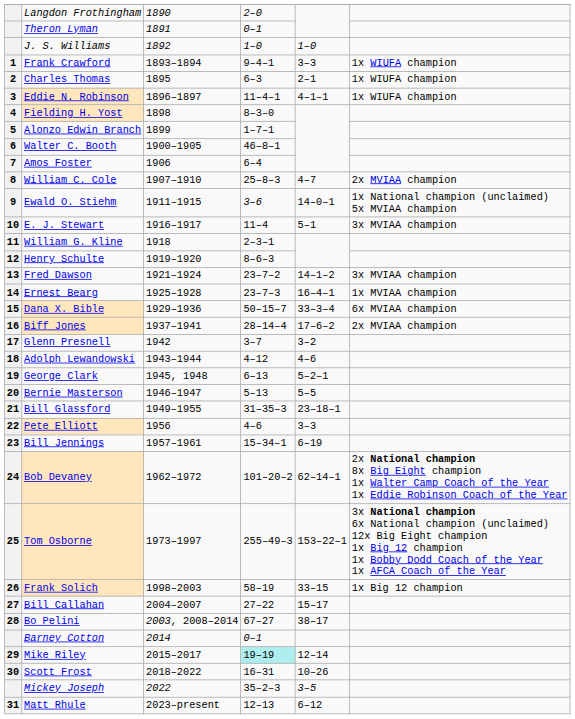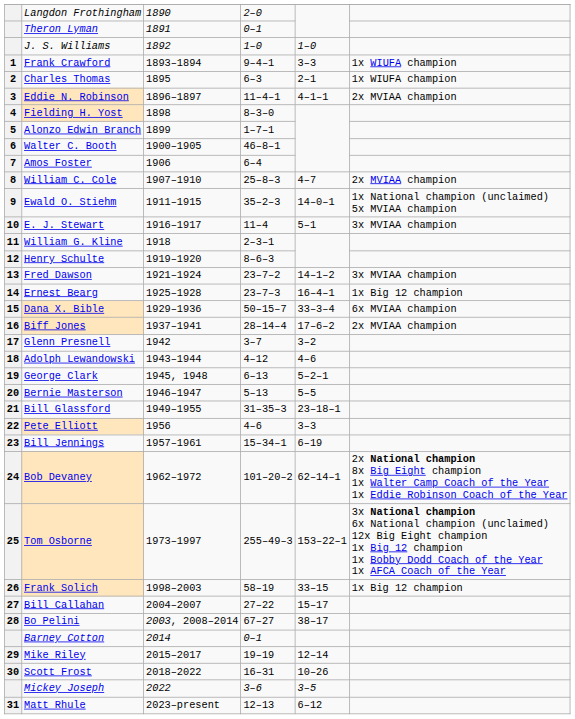(404, 96) 1x WIUFA champion -> (404, 96) 2x MVIAA champion
(253, 203) 3–6 -> (262, 203) 35–2–3
(404, 292) 1x MVIAA champion -> (407, 292) 1x Big 12 champion
(259, 655) paleturquoise background -> (259, 655) no background
(262, 689) 35–2–3 -> (253, 689) 3–6
